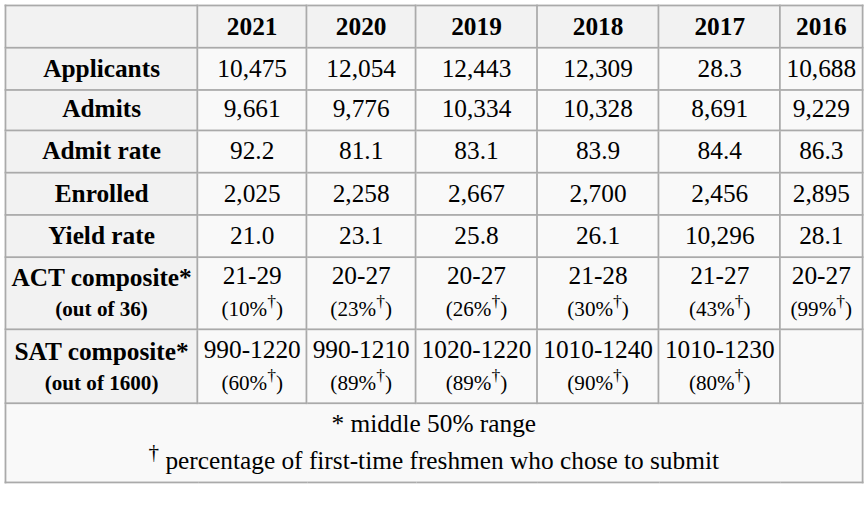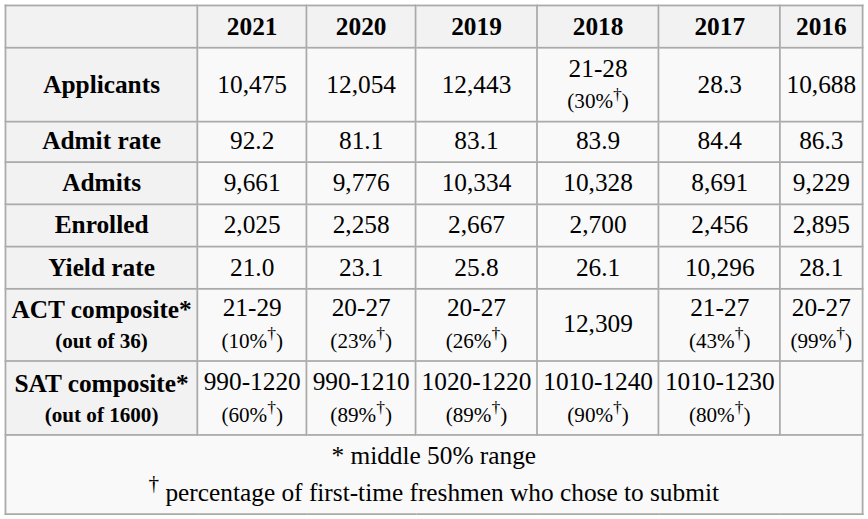(598, 67) 12,309 -> (598, 83) 21-28 (30%†)
rows swapped: (102, 109) <-> (102, 151)
(598, 292) 21-28 (30%†) -> (598, 324) 12,309
